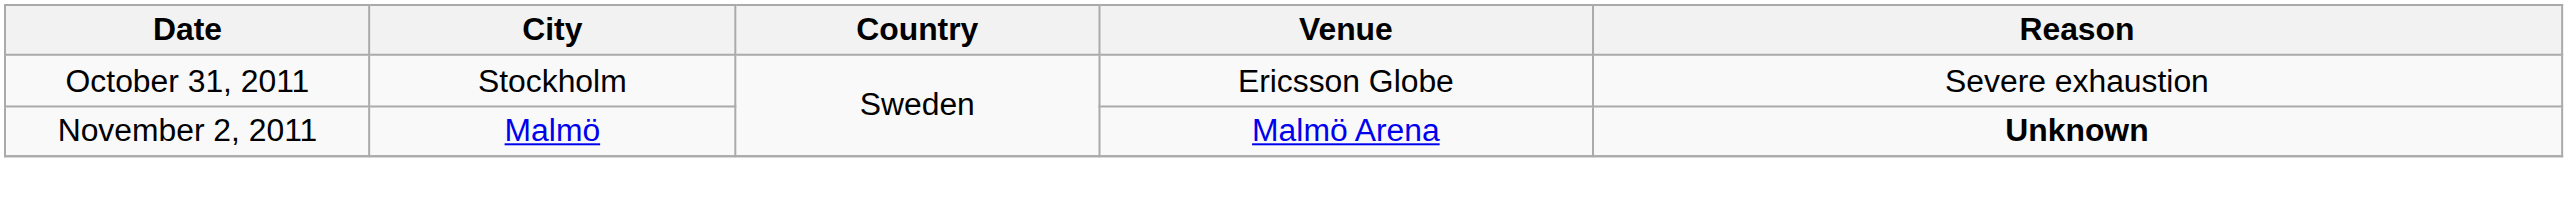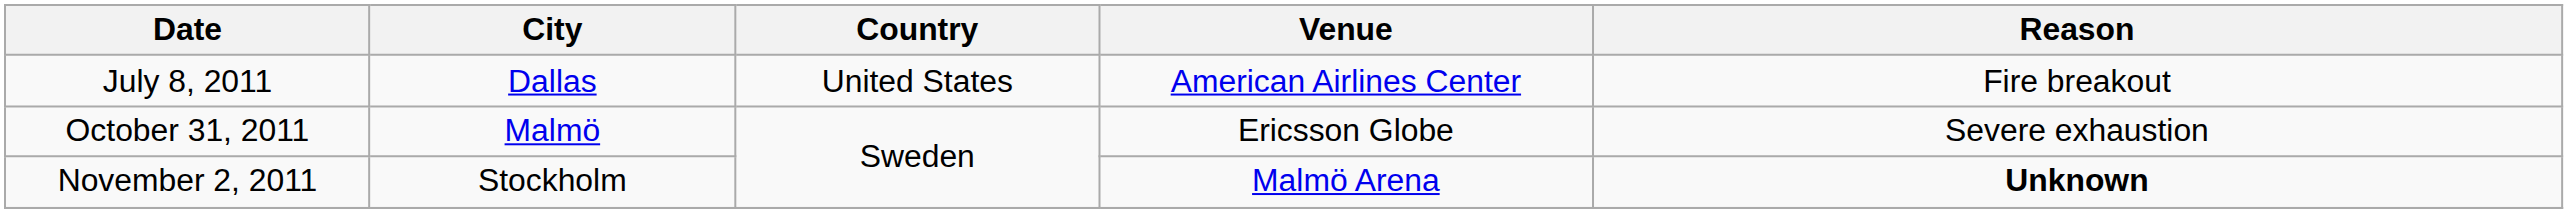+ row: (187, 80)
(552, 80) Stockholm -> (552, 130) Malmö
(552, 130) Malmö -> (552, 181) Stockholm
